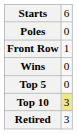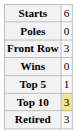(67, 48) 1 -> (67, 48) 3
(67, 84) 0 -> (67, 84) 1
